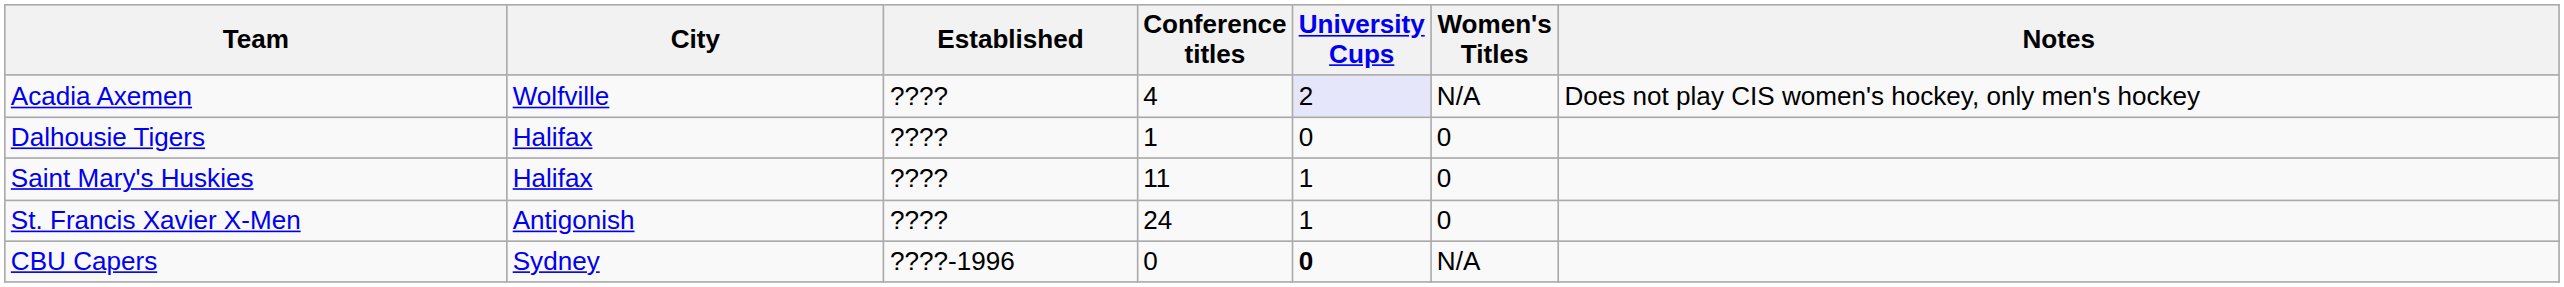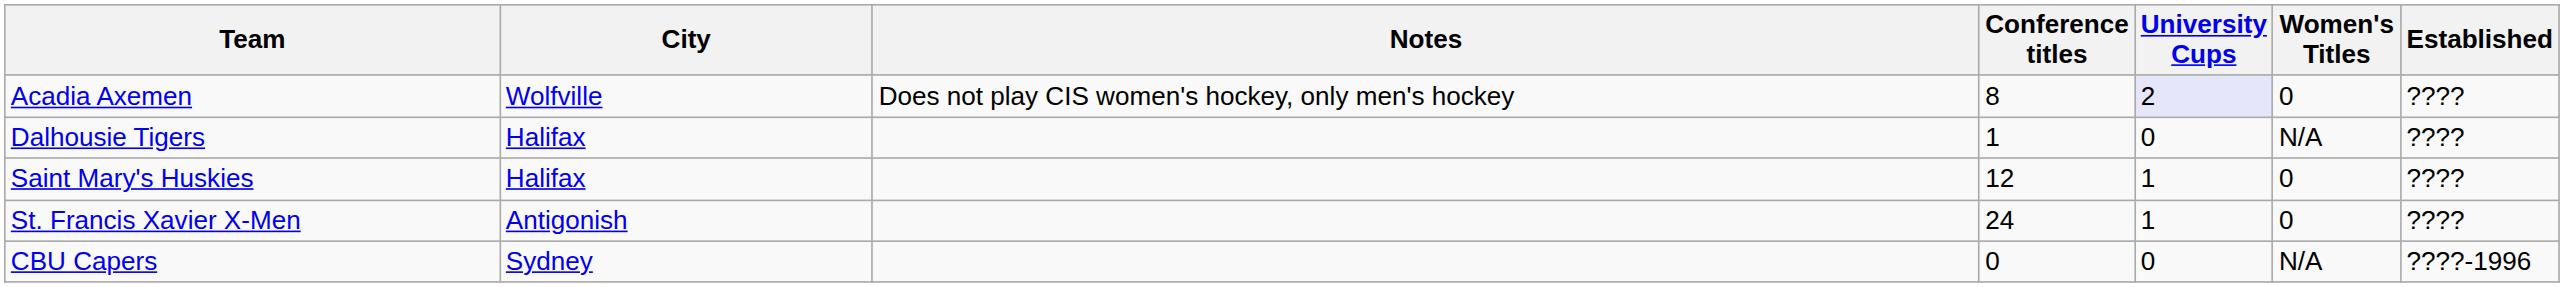columns swapped: (1011, 39) <-> (2059, 39)
(1150, 95) 4 -> (1993, 95) 8
(1459, 95) N/A -> (2286, 95) 0
(1444, 137) 0 -> (2301, 137) N/A
(1157, 178) 11 -> (2000, 178) 12
(1306, 261) bold -> (2148, 261) normal
